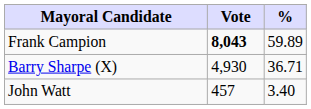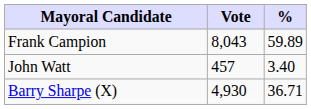(229, 41) bold -> (229, 41) normal
rows swapped: (63, 66) <-> (39, 91)
